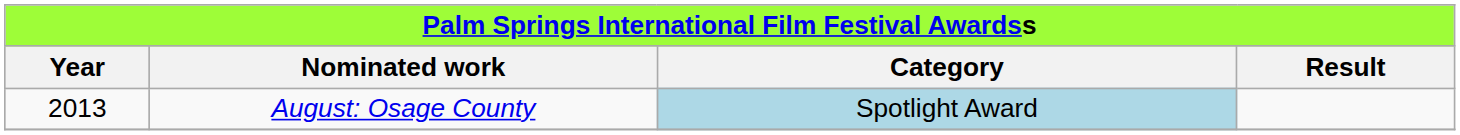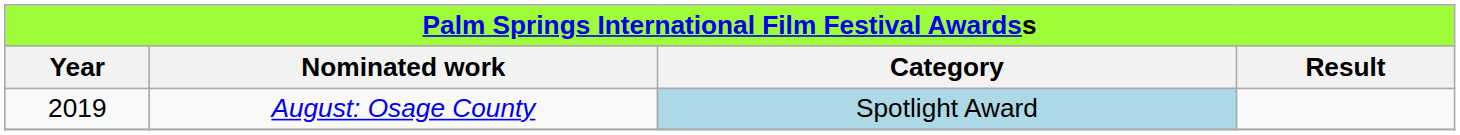(77, 108) 2013 -> (77, 108) 2019
